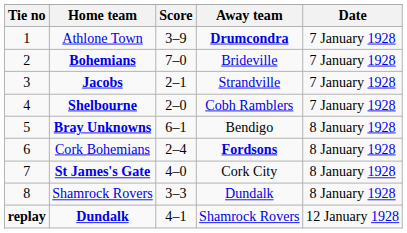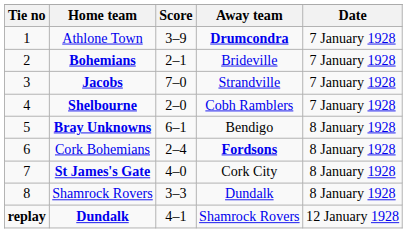(176, 60) 7–0 -> (176, 60) 2–1
(176, 82) 2–1 -> (176, 82) 7–0
